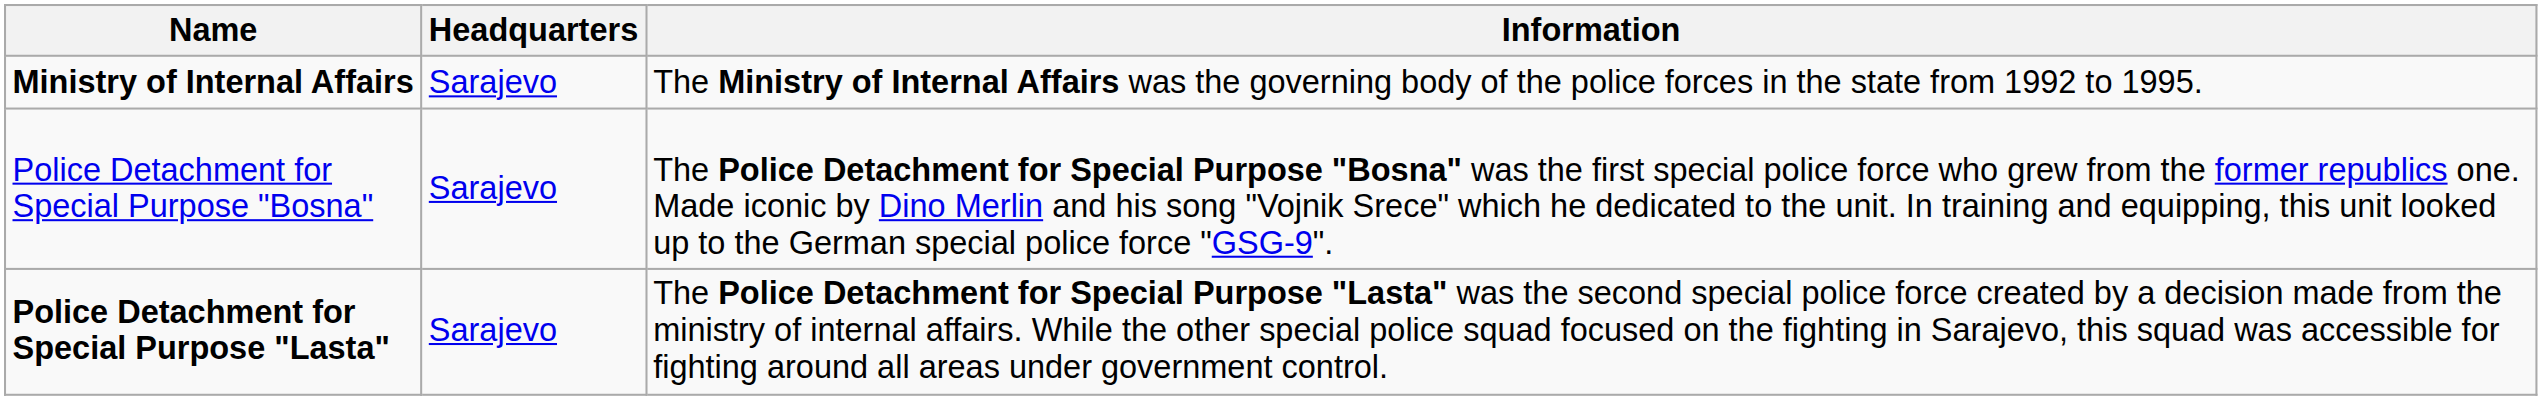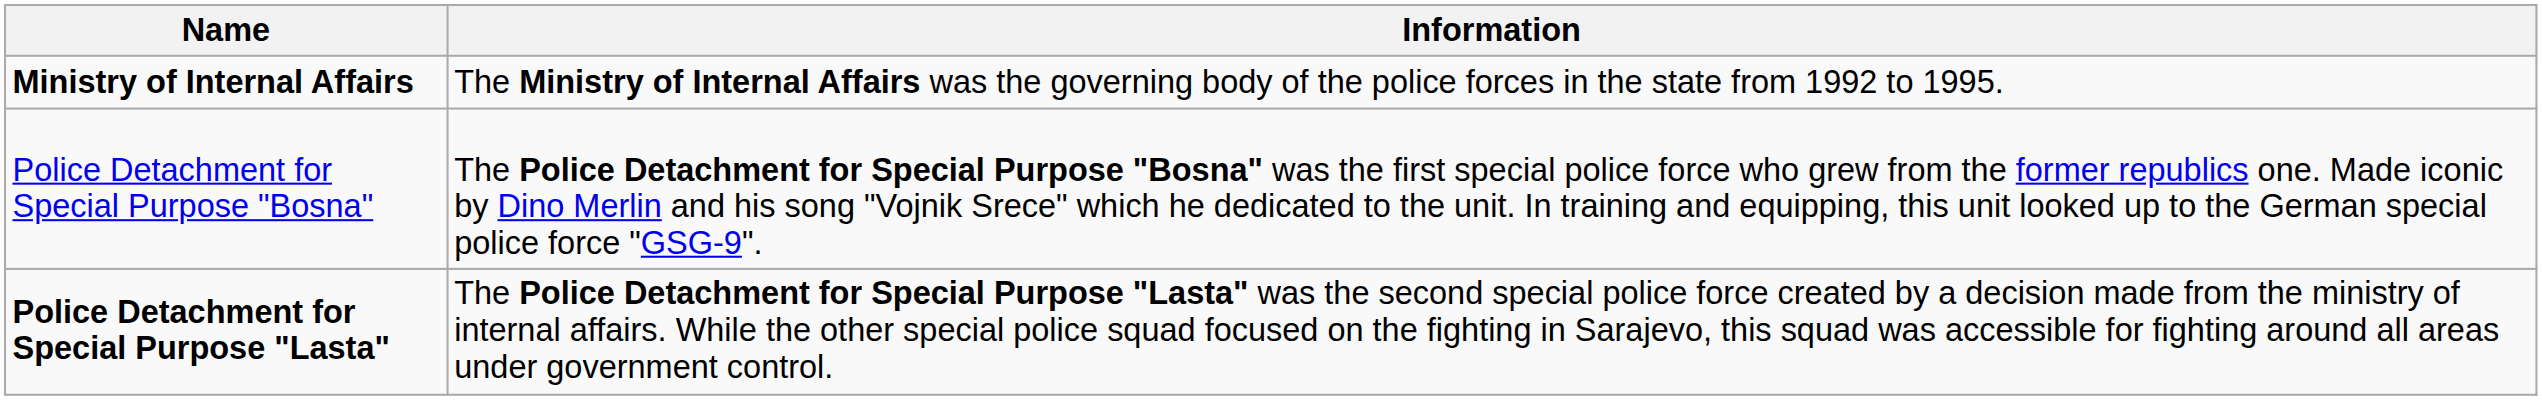- column: (534, 30)
